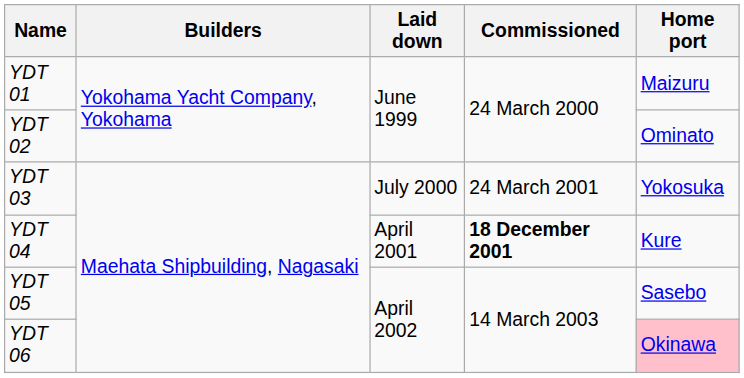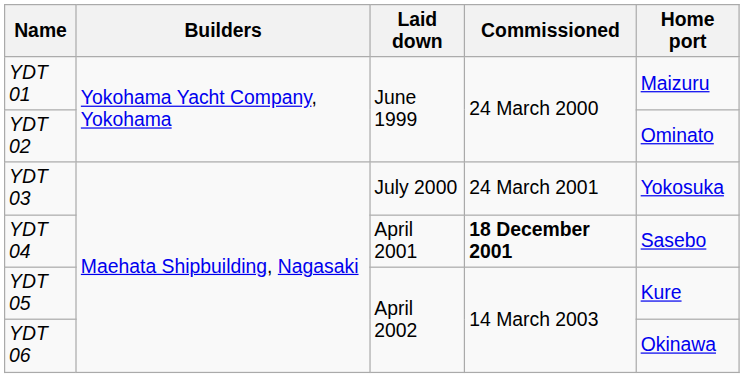(661, 240) Kure -> (673, 240) Sasebo
(673, 293) Sasebo -> (661, 293) Kure
(678, 345) pink background -> (678, 345) no background
